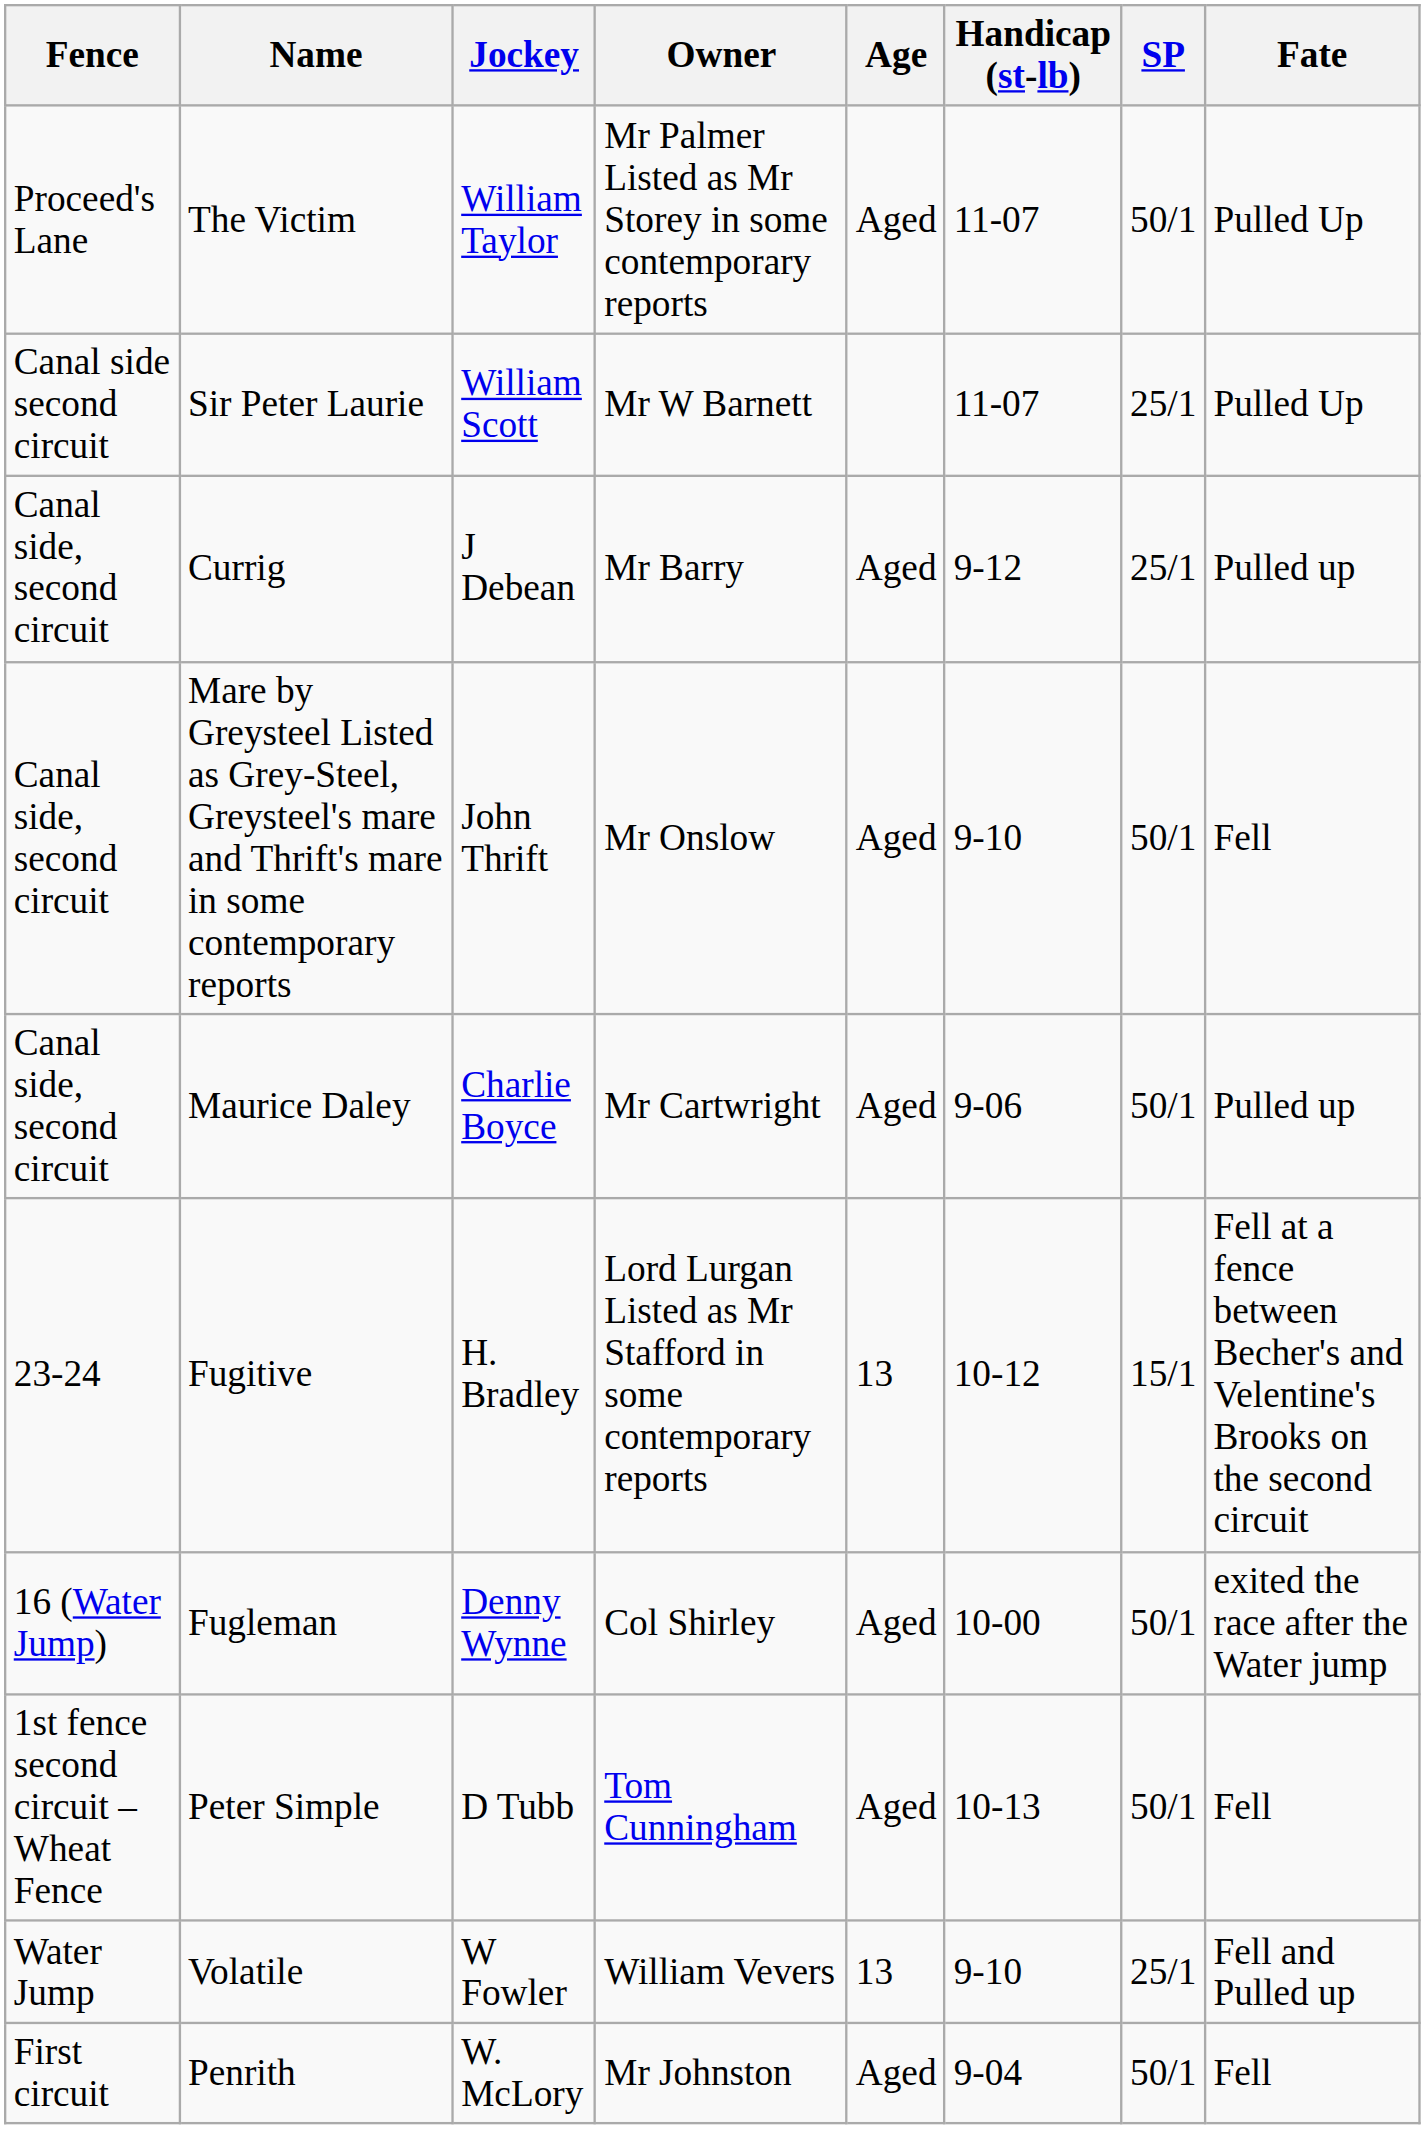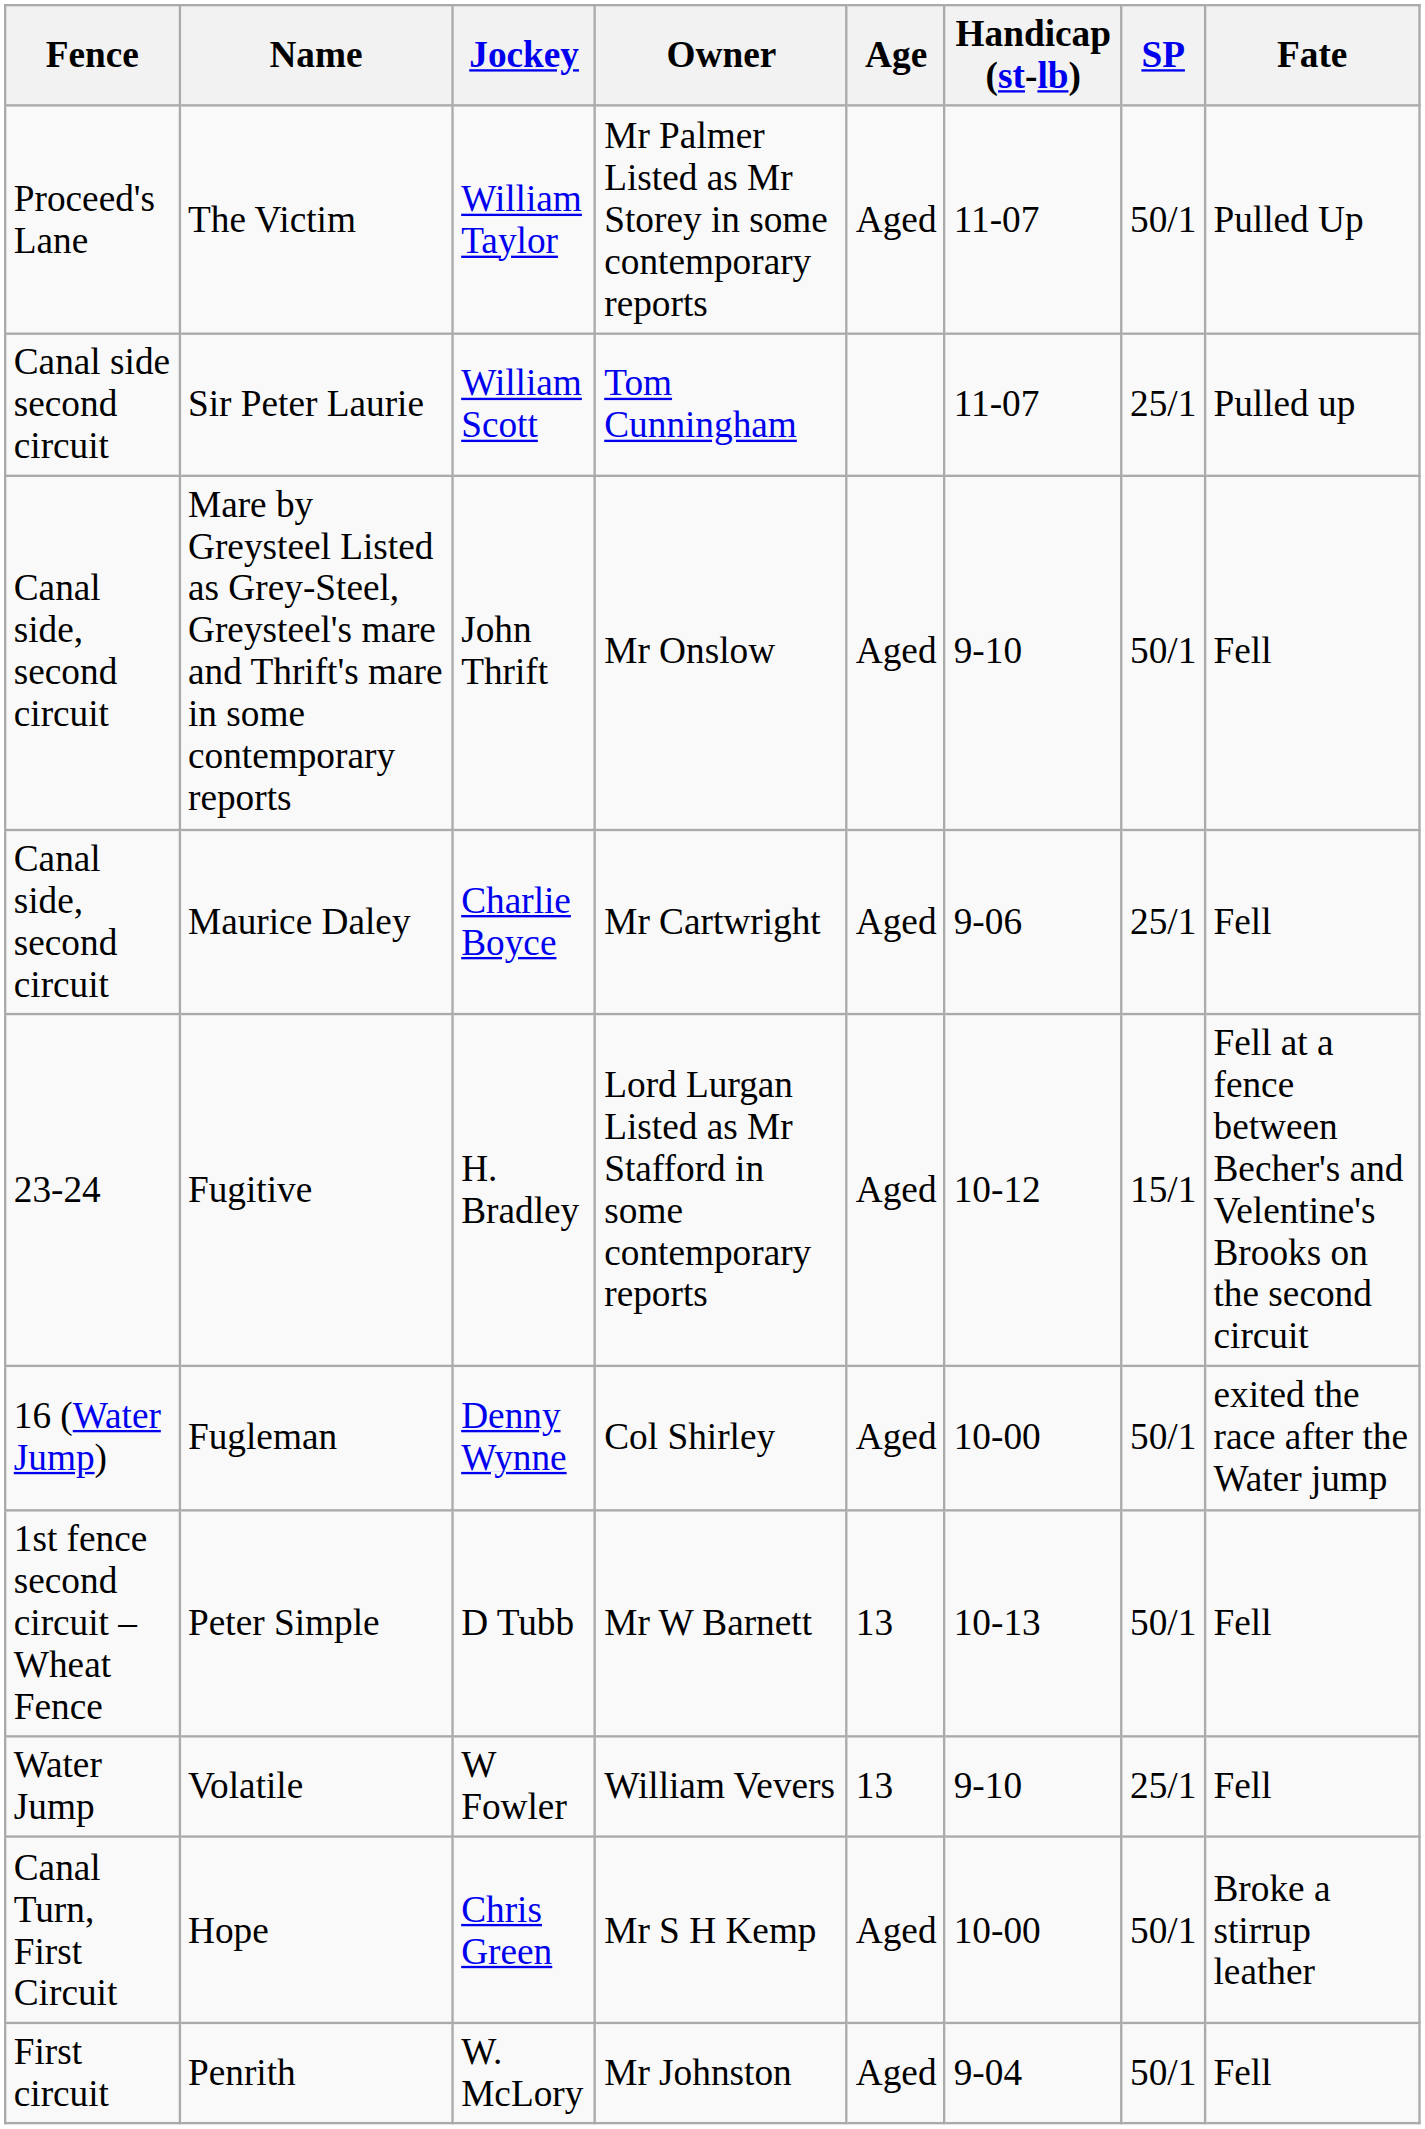(708, 403) Mr W Barnett -> (701, 403) Tom Cunningham
(1289, 403) Pulled Up -> (1284, 403) Pulled up
- row: (237, 567)
(1163, 1105) 50/1 -> (1163, 920) 25/1
(1284, 1105) Pulled up -> (1242, 920) Fell
(874, 1374) 13 -> (896, 1189) Aged
(701, 1807) Tom Cunningham -> (708, 1622) Mr W Barnett
(896, 1807) Aged -> (874, 1622) 13
(1284, 1971) Fell and Pulled up -> (1242, 1786) Fell
+ row: (228, 1929)
